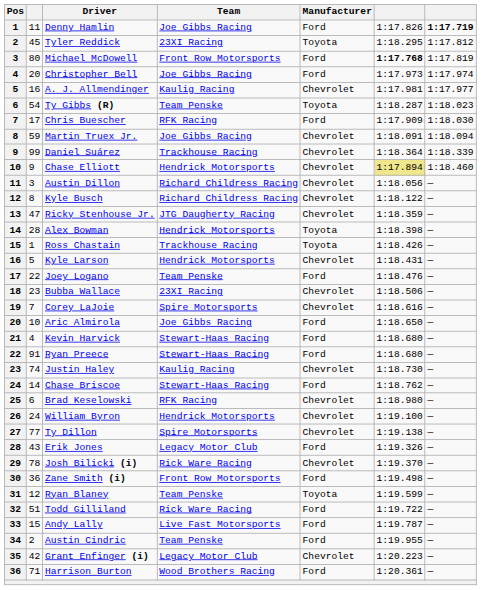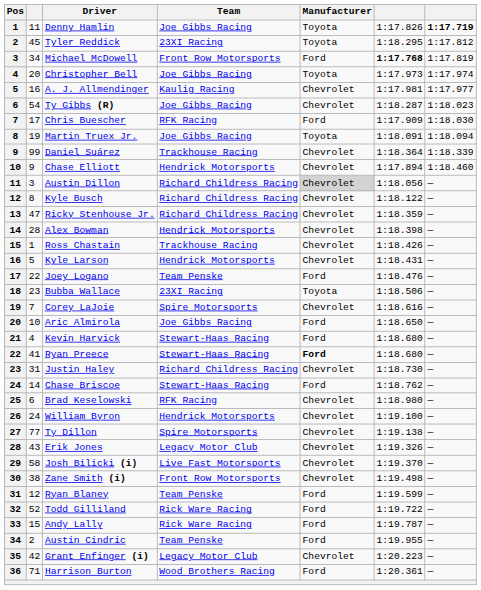(314, 28) Ford -> (320, 28) Toyota
(34, 59) 80 -> (34, 59) 34
(314, 75) Ford -> (320, 75) Toyota
(191, 106) Team Penske -> (206, 106) Joe Gibbs Racing
(320, 106) Toyota -> (329, 106) Chevrolet
(34, 137) 59 -> (34, 137) 19
(329, 137) Chevrolet -> (320, 137) Toyota
(400, 168) khaki background -> (400, 168) no background
(329, 184) no background -> (329, 184) lightgrey background
(217, 215) JTG Daugherty Racing -> (229, 215) Richard Childress Racing
(320, 230) Toyota -> (329, 230) Chevrolet
(320, 246) Toyota -> (329, 246) Chevrolet
(329, 292) Chevrolet -> (320, 292) Toyota
(34, 355) 91 -> (34, 355) 41
(314, 355) normal -> (314, 355) bold
(34, 370) 74 -> (34, 370) 31
(197, 370) Kaulig Racing -> (229, 370) Richard Childress Racing
(314, 448) Ford -> (329, 448) Chevrolet
(34, 463) 78 -> (34, 463) 58
(206, 463) Rick Ware Racing -> (220, 463) Live Fast Motorsports
(34, 479) 36 -> (34, 479) 38
(314, 479) Ford -> (329, 479) Chevrolet
(320, 495) Toyota -> (314, 495) Ford
(34, 510) 51 -> (34, 510) 52
(220, 526) Live Fast Motorsports -> (206, 526) Rick Ware Racing
